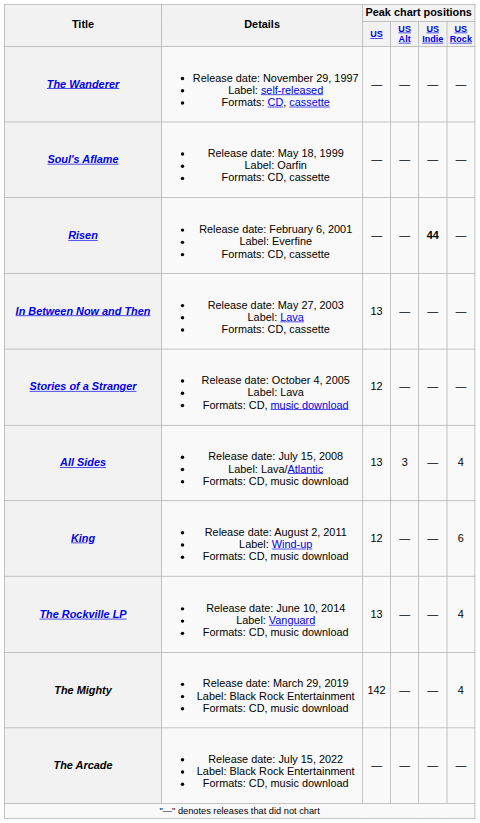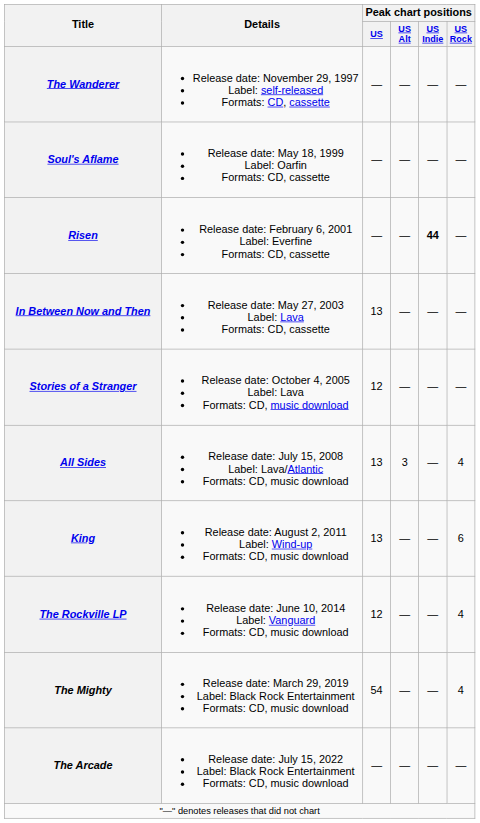(377, 538) 12 -> (377, 538) 13
(377, 614) 13 -> (377, 614) 12
(377, 690) 142 -> (377, 690) 54
